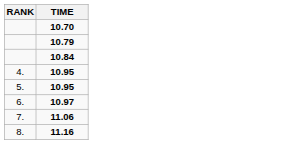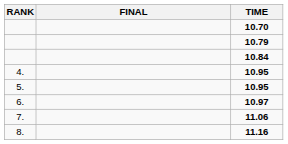+ column: (133, 12)
